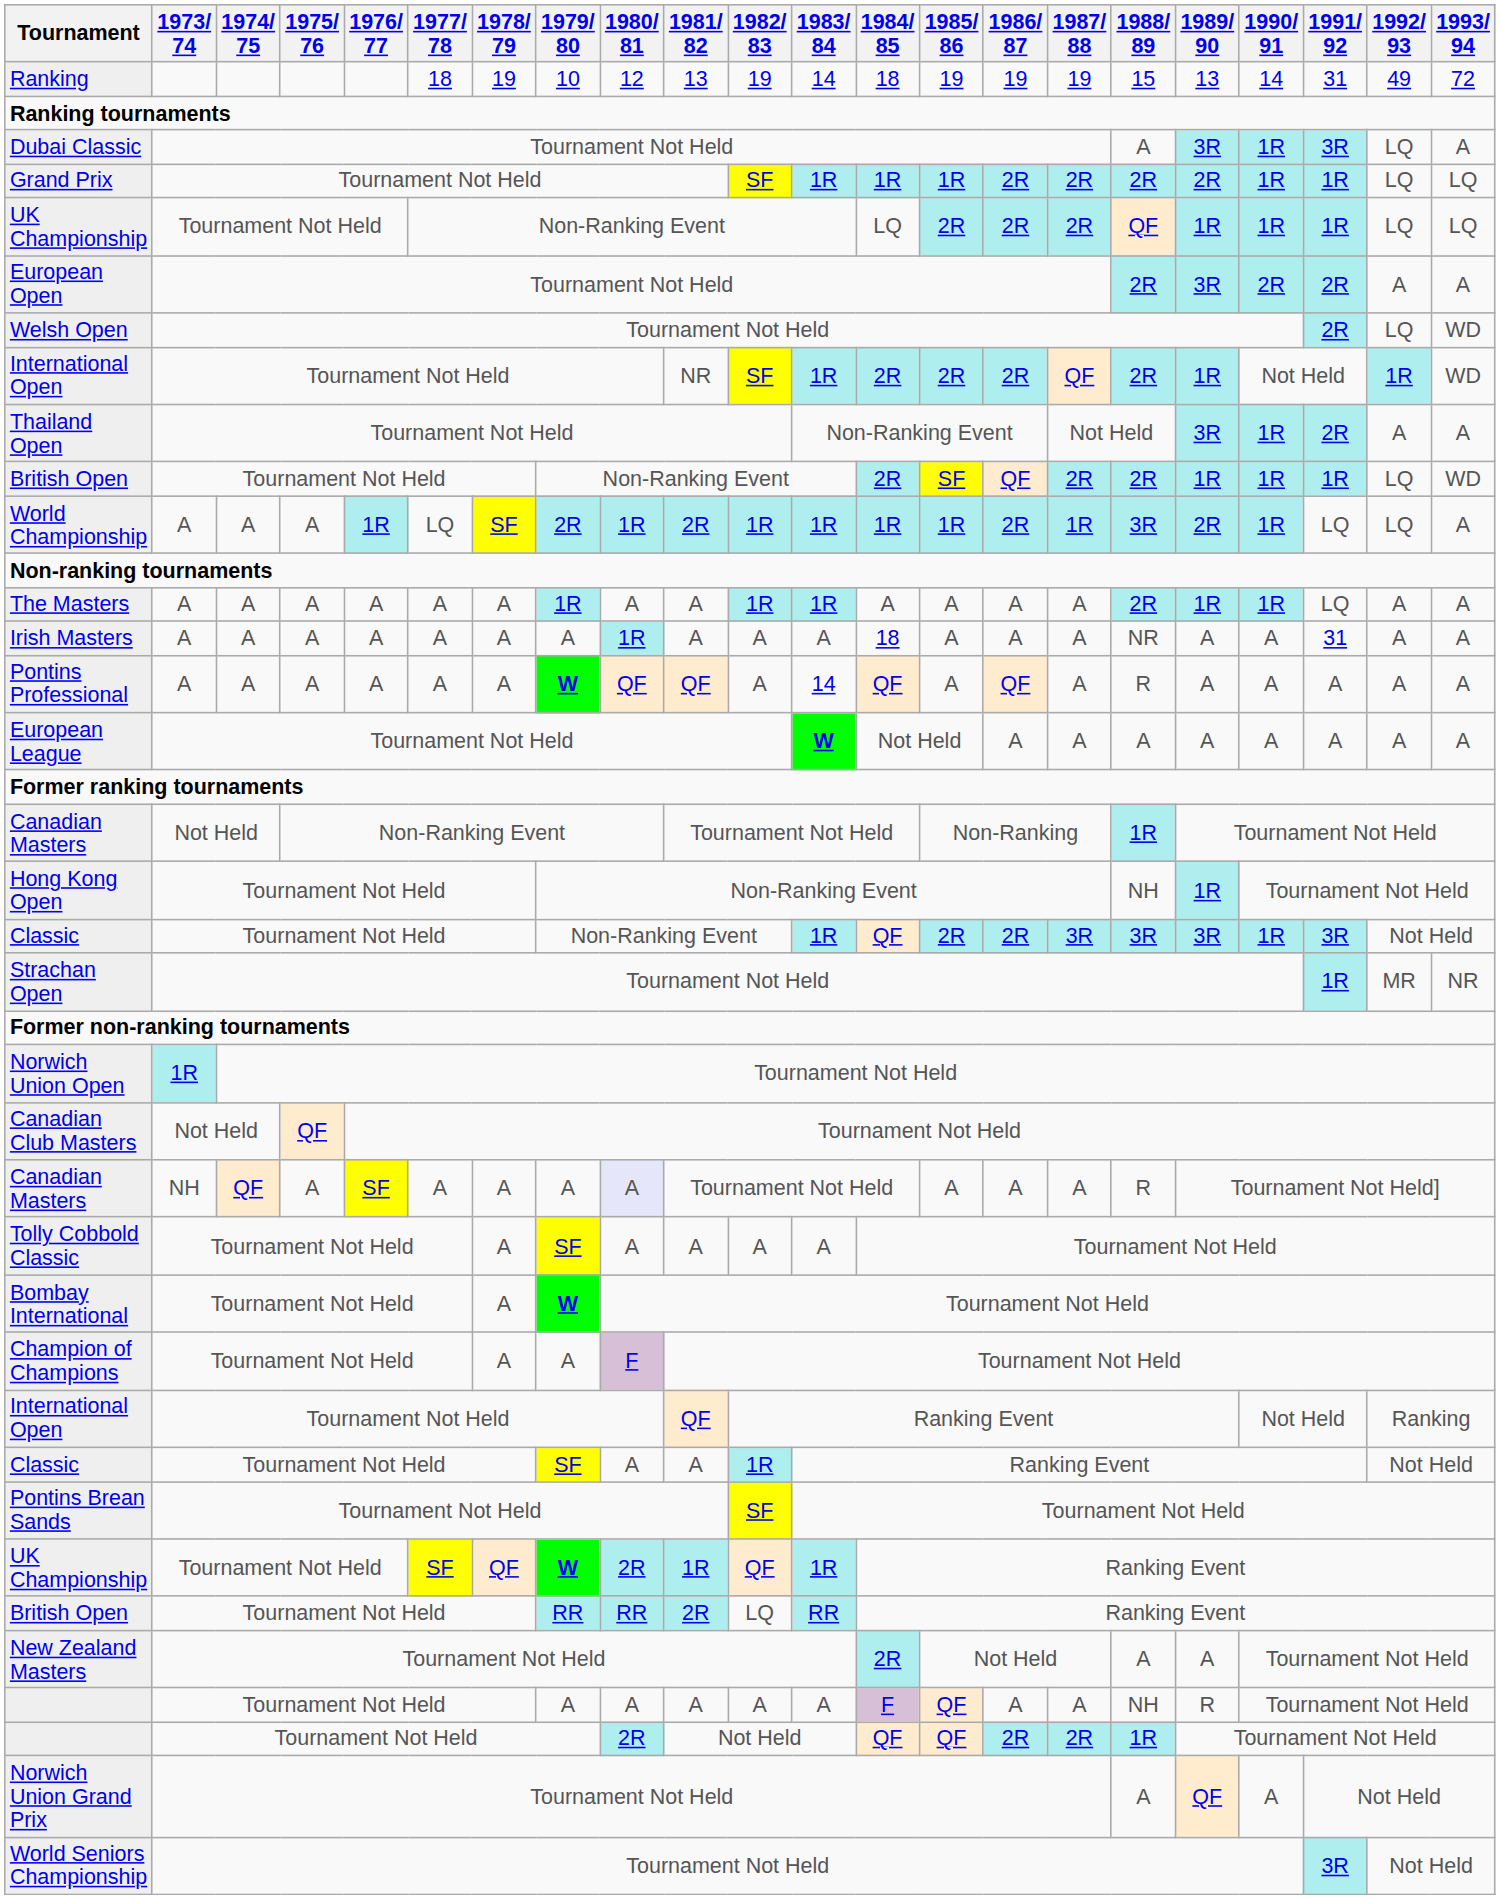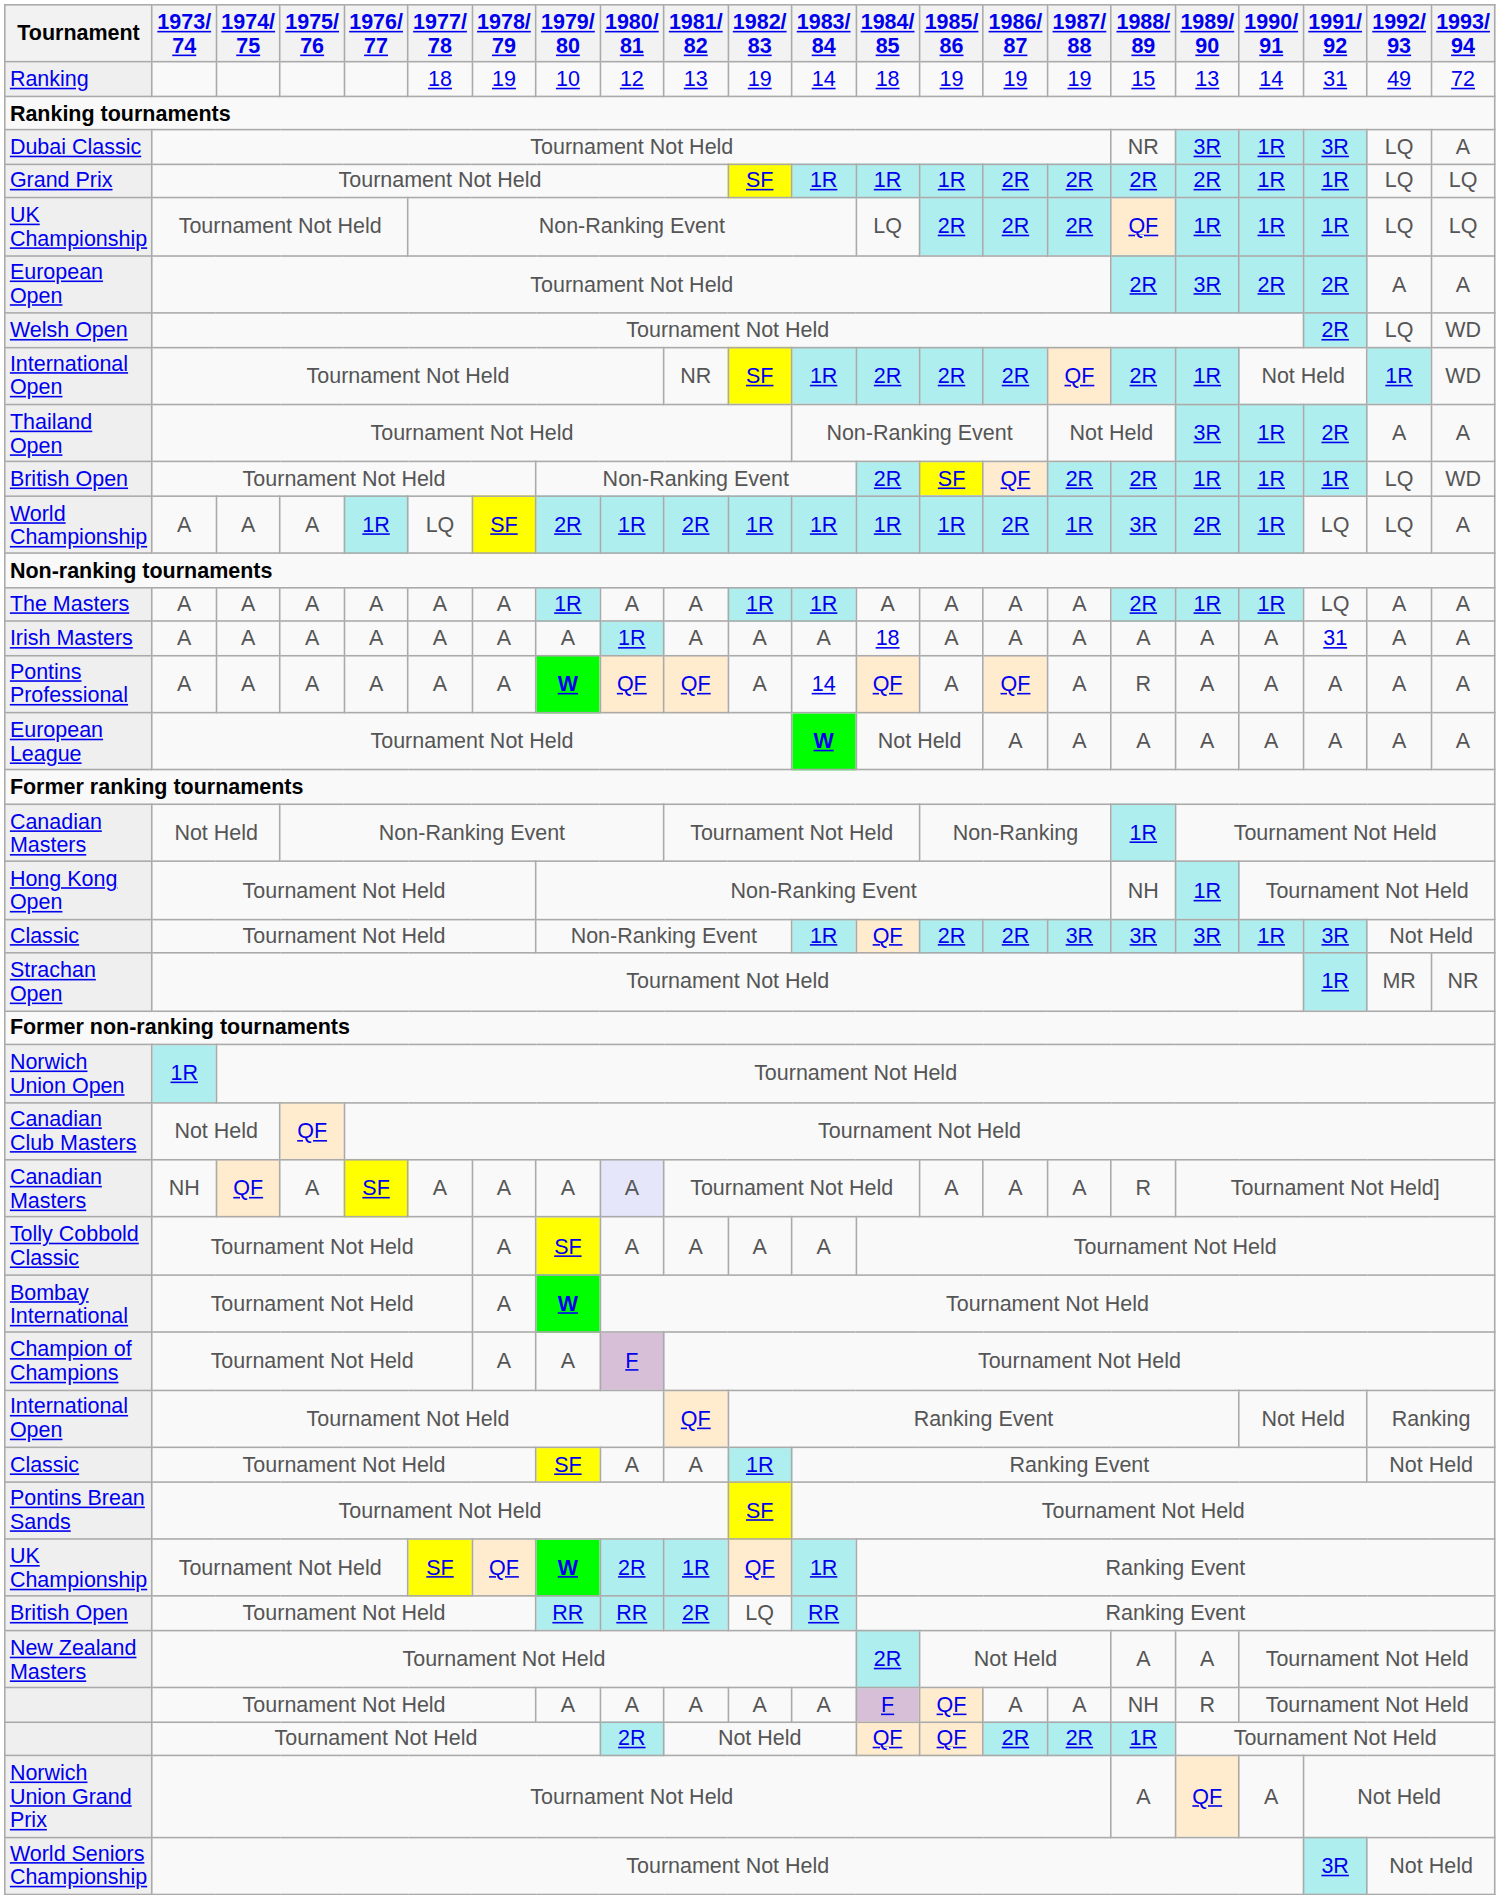(1143, 147) A -> (1143, 147) NR
(1143, 638) NR -> (1143, 638) A
